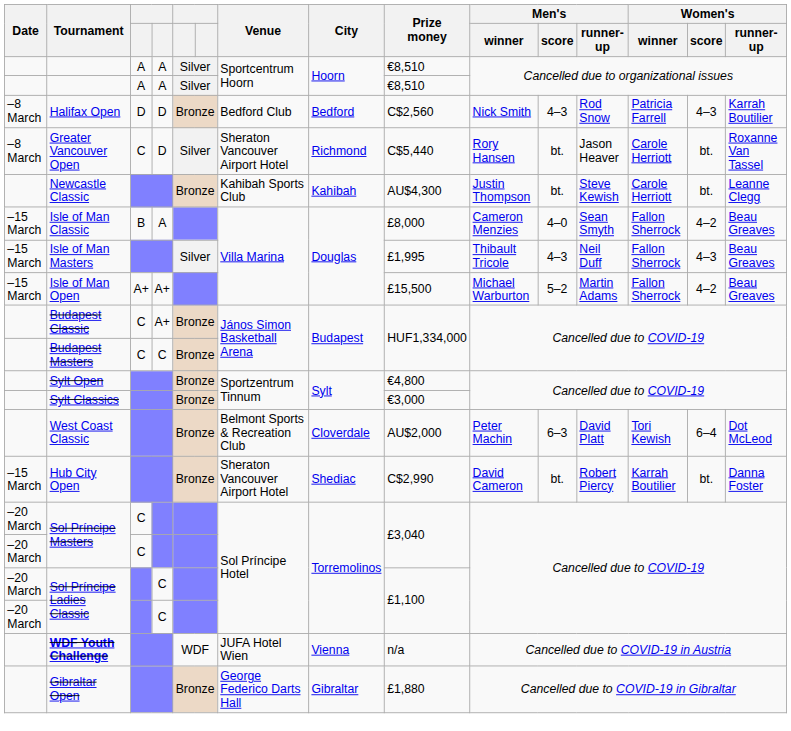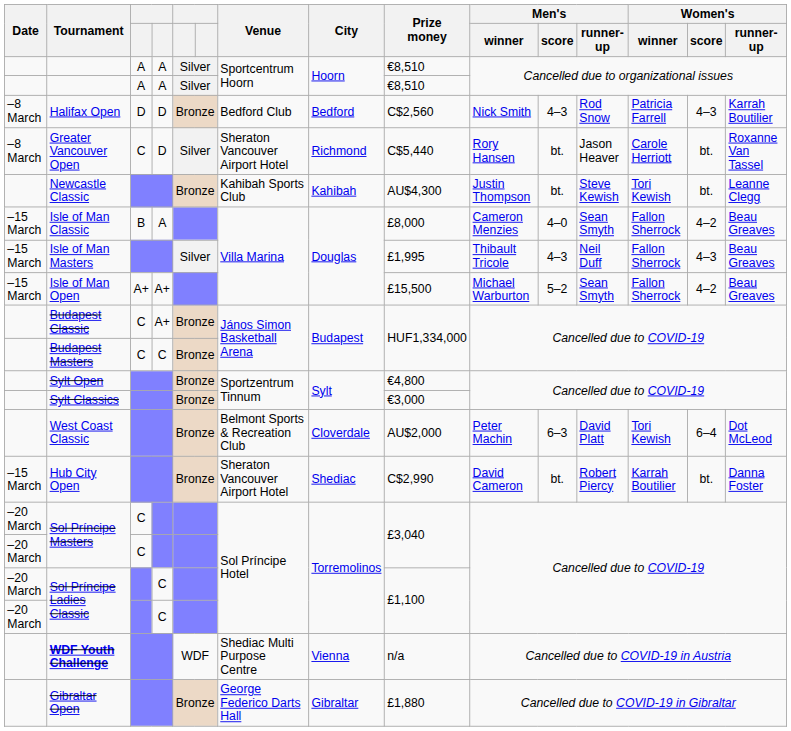(651, 190) Carole Herriott -> (651, 190) Tori Kewish
(598, 289) Martin Adams -> (597, 289) Sean Smyth
(251, 649) JUFA Hotel Wien -> (257, 656) Shediac Multi Purpose Centre
